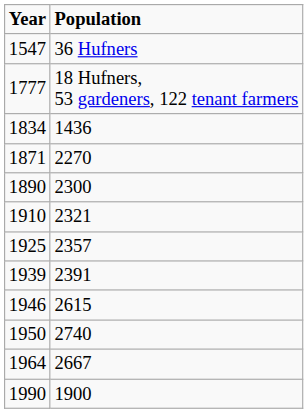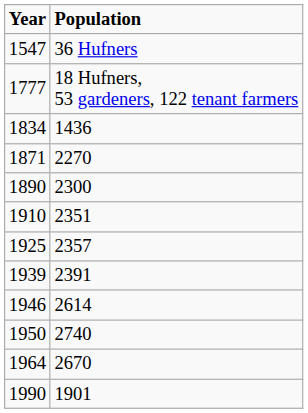(73, 216) 2321 -> (73, 216) 2351
(73, 305) 2615 -> (73, 305) 2614
(73, 363) 2667 -> (73, 363) 2670
(73, 393) 1900 -> (73, 393) 1901
